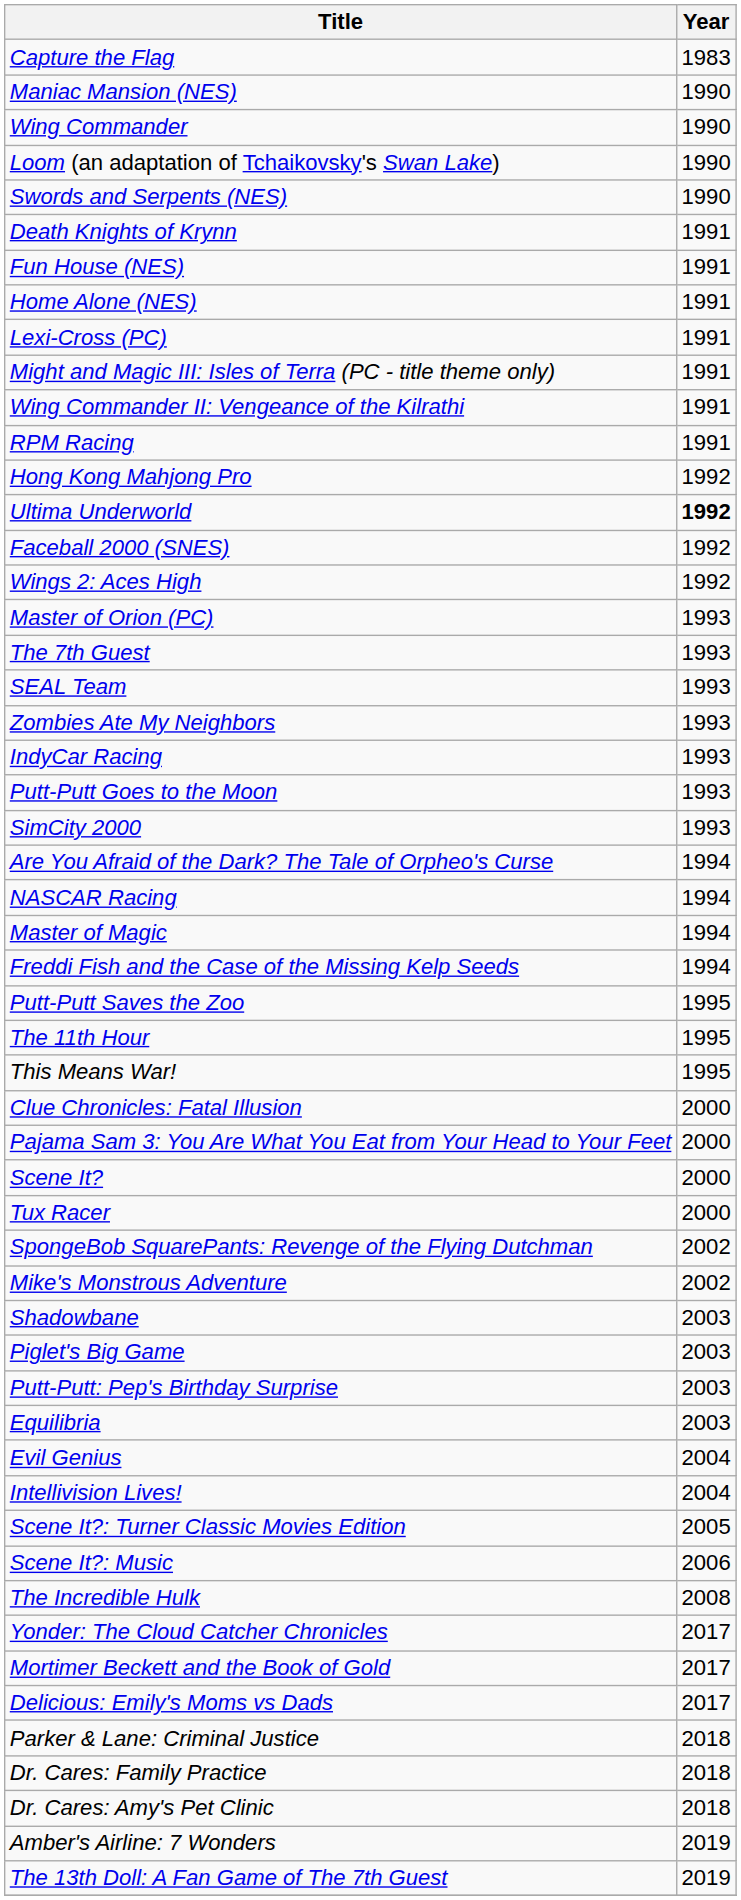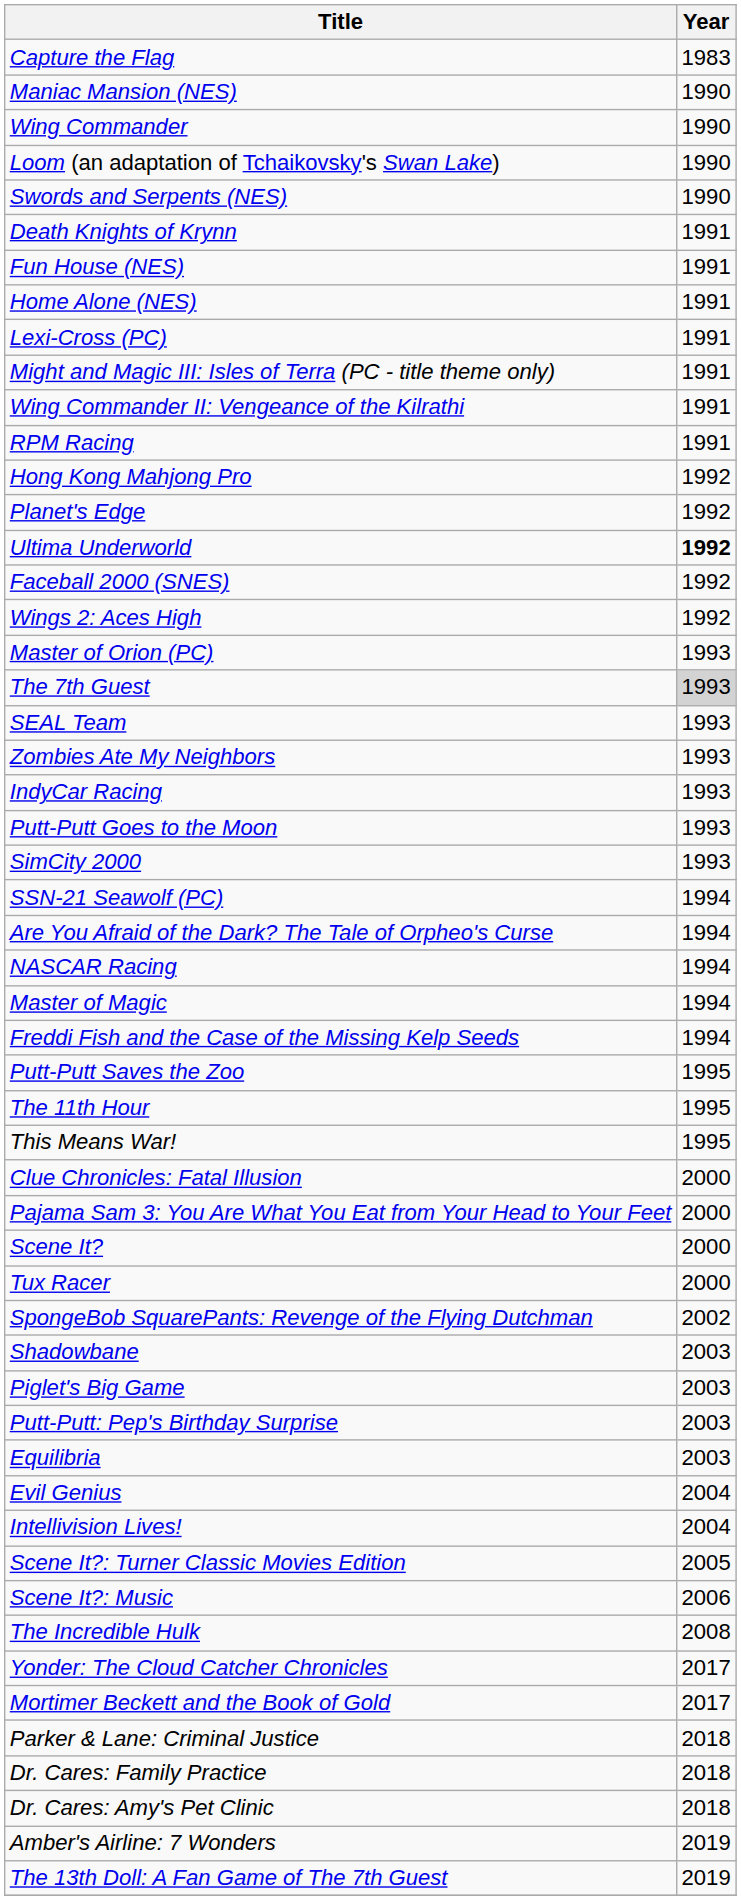+ row: (78, 512)
(706, 652) no background -> (706, 687) lightgrey background
+ row: (117, 897)
- row: (148, 1282)
- row: (171, 1702)
